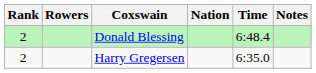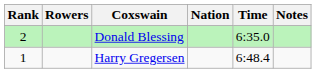(253, 36) 6:48.4 -> (253, 36) 6:35.0
(23, 57) 2 -> (23, 57) 1
(253, 57) 6:35.0 -> (253, 57) 6:48.4
